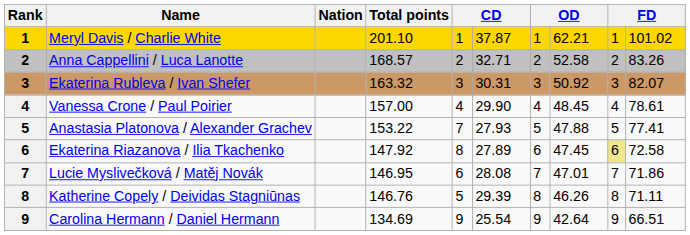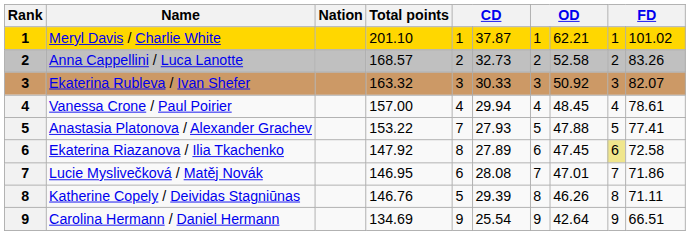(493, 60) 32.71 -> (493, 60) 32.73
(493, 83) 30.31 -> (493, 83) 30.33
(493, 106) 29.90 -> (493, 106) 29.94
